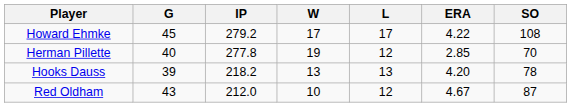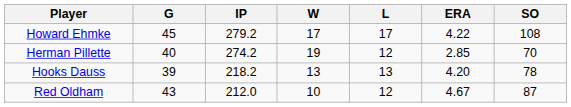(241, 53) 277.8 -> (241, 53) 274.2
